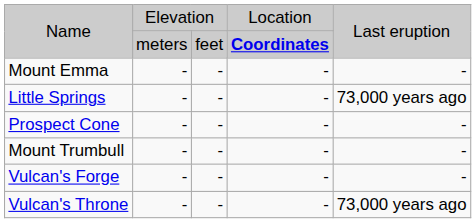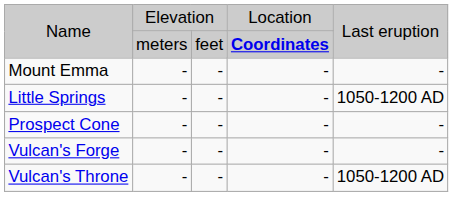(402, 97) 73,000 years ago -> (390, 97) 1050-1200 AD
- row: (66, 151)
(402, 204) 73,000 years ago -> (390, 177) 1050-1200 AD
